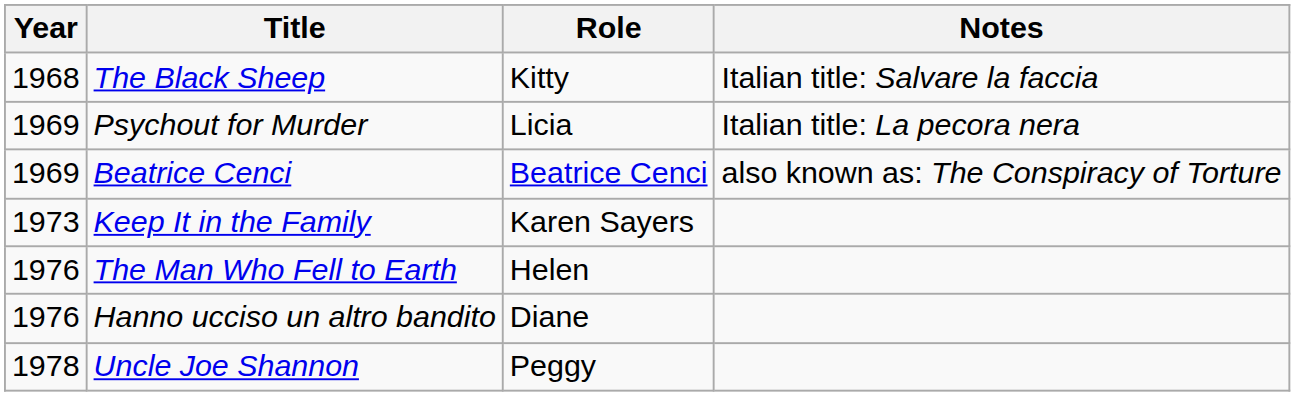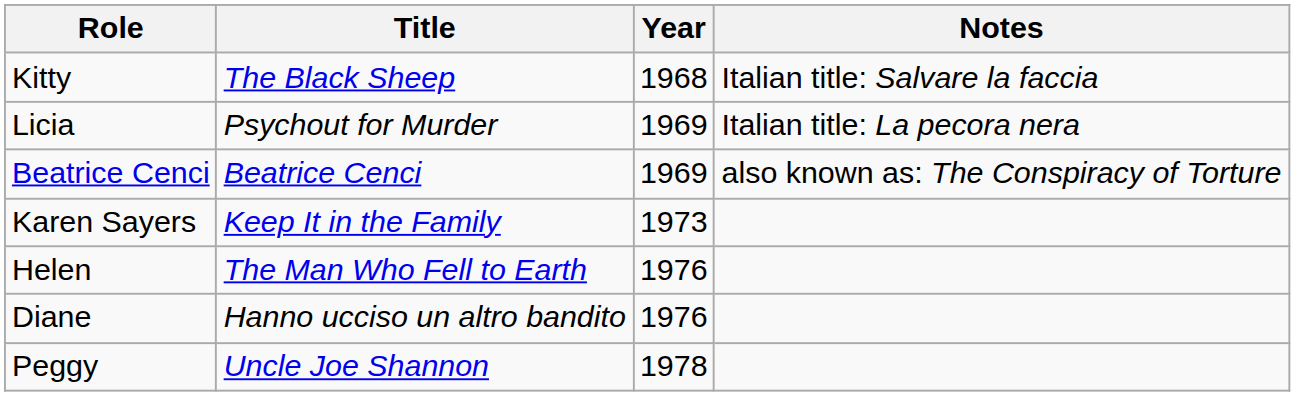columns swapped: (46, 28) <-> (609, 28)
